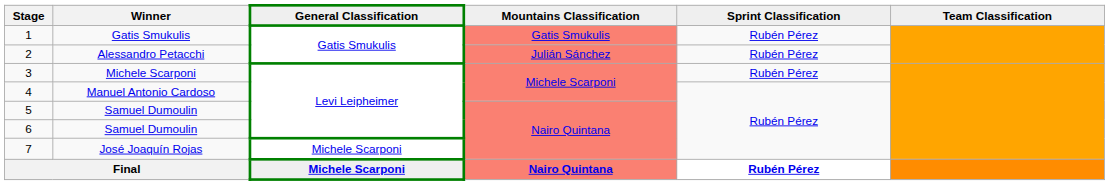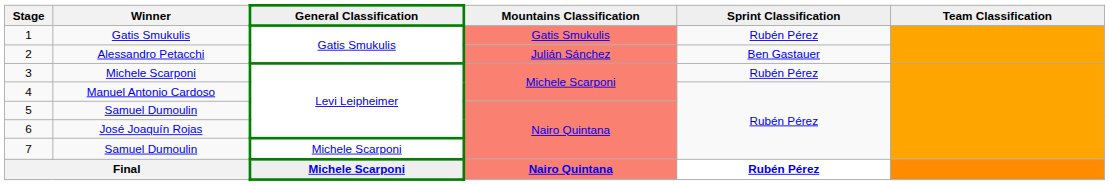(784, 54) Rubén Pérez -> (784, 54) Ben Gastauer
(151, 129) Samuel Dumoulin -> (151, 129) José Joaquín Rojas
(151, 149) José Joaquín Rojas -> (151, 149) Samuel Dumoulin
